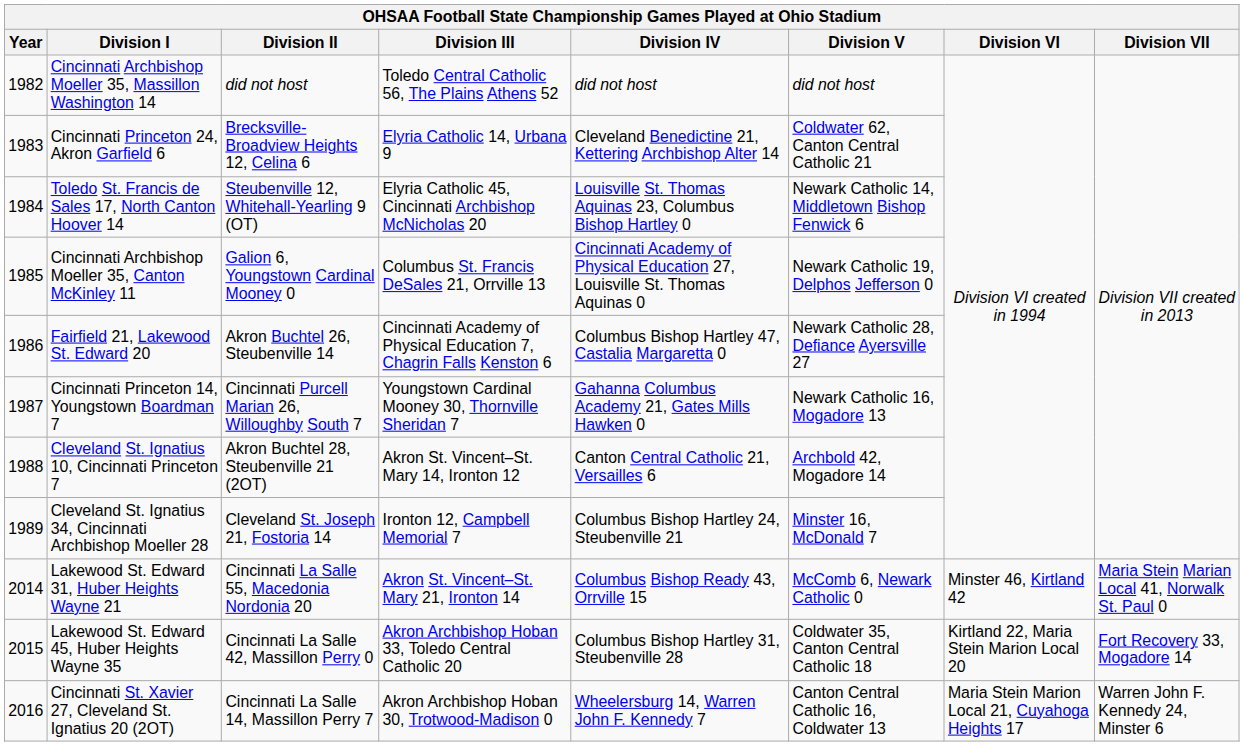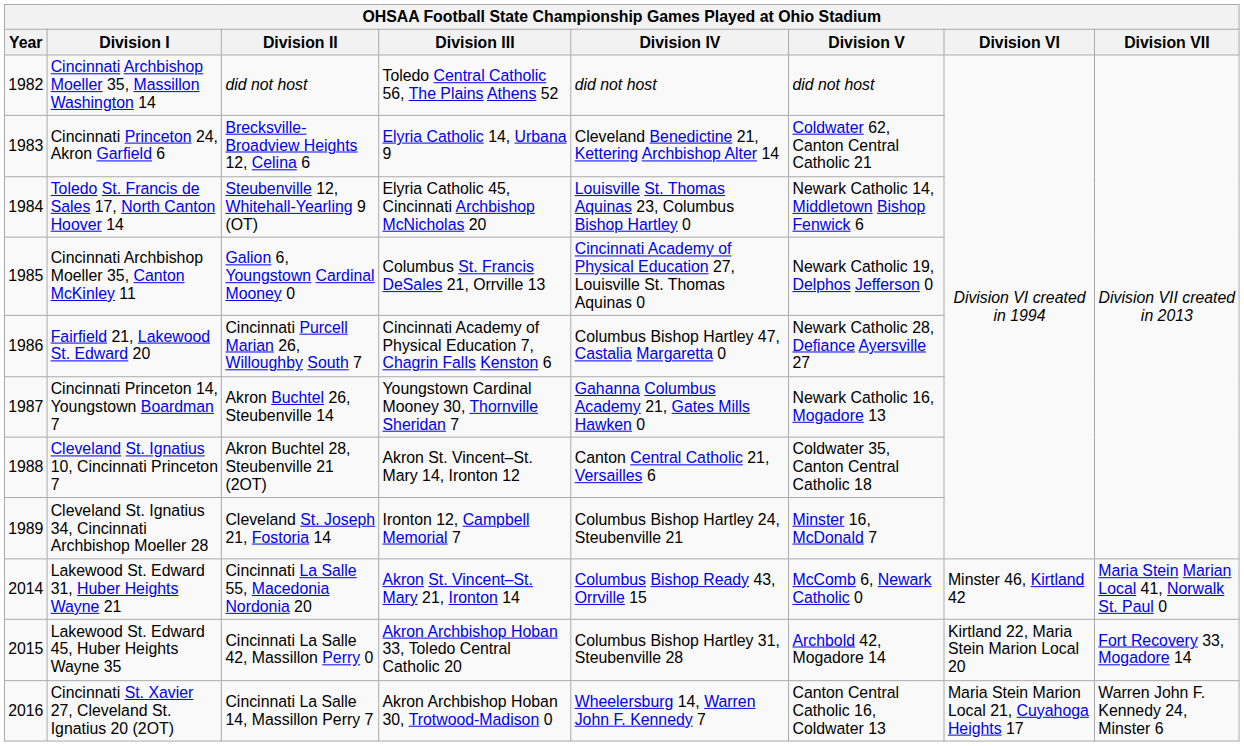(288, 345) Akron Buchtel 26, Steubenville 14 -> (294, 345) Cincinnati Purcell Marian 26, Willoughby South 7
(294, 406) Cincinnati Purcell Marian 26, Willoughby South 7 -> (288, 406) Akron Buchtel 26, Steubenville 14
(839, 467) Archbold 42, Mogadore 14 -> (846, 467) Coldwater 35, Canton Central Catholic 18
(846, 649) Coldwater 35, Canton Central Catholic 18 -> (839, 649) Archbold 42, Mogadore 14
